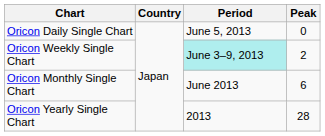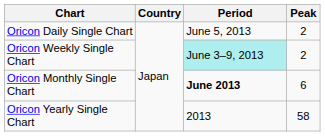(303, 31) 0 -> (303, 31) 2
(212, 85) normal -> (213, 85) bold
(303, 115) 28 -> (303, 115) 58
